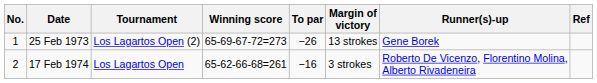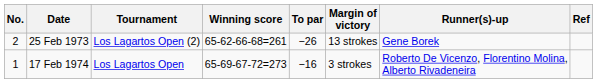(15, 42) 1 -> (15, 42) 2
(246, 42) 65-69-67-72=273 -> (246, 42) 65-62-66-68=261
(15, 64) 2 -> (15, 64) 1
(246, 64) 65-62-66-68=261 -> (246, 64) 65-69-67-72=273
